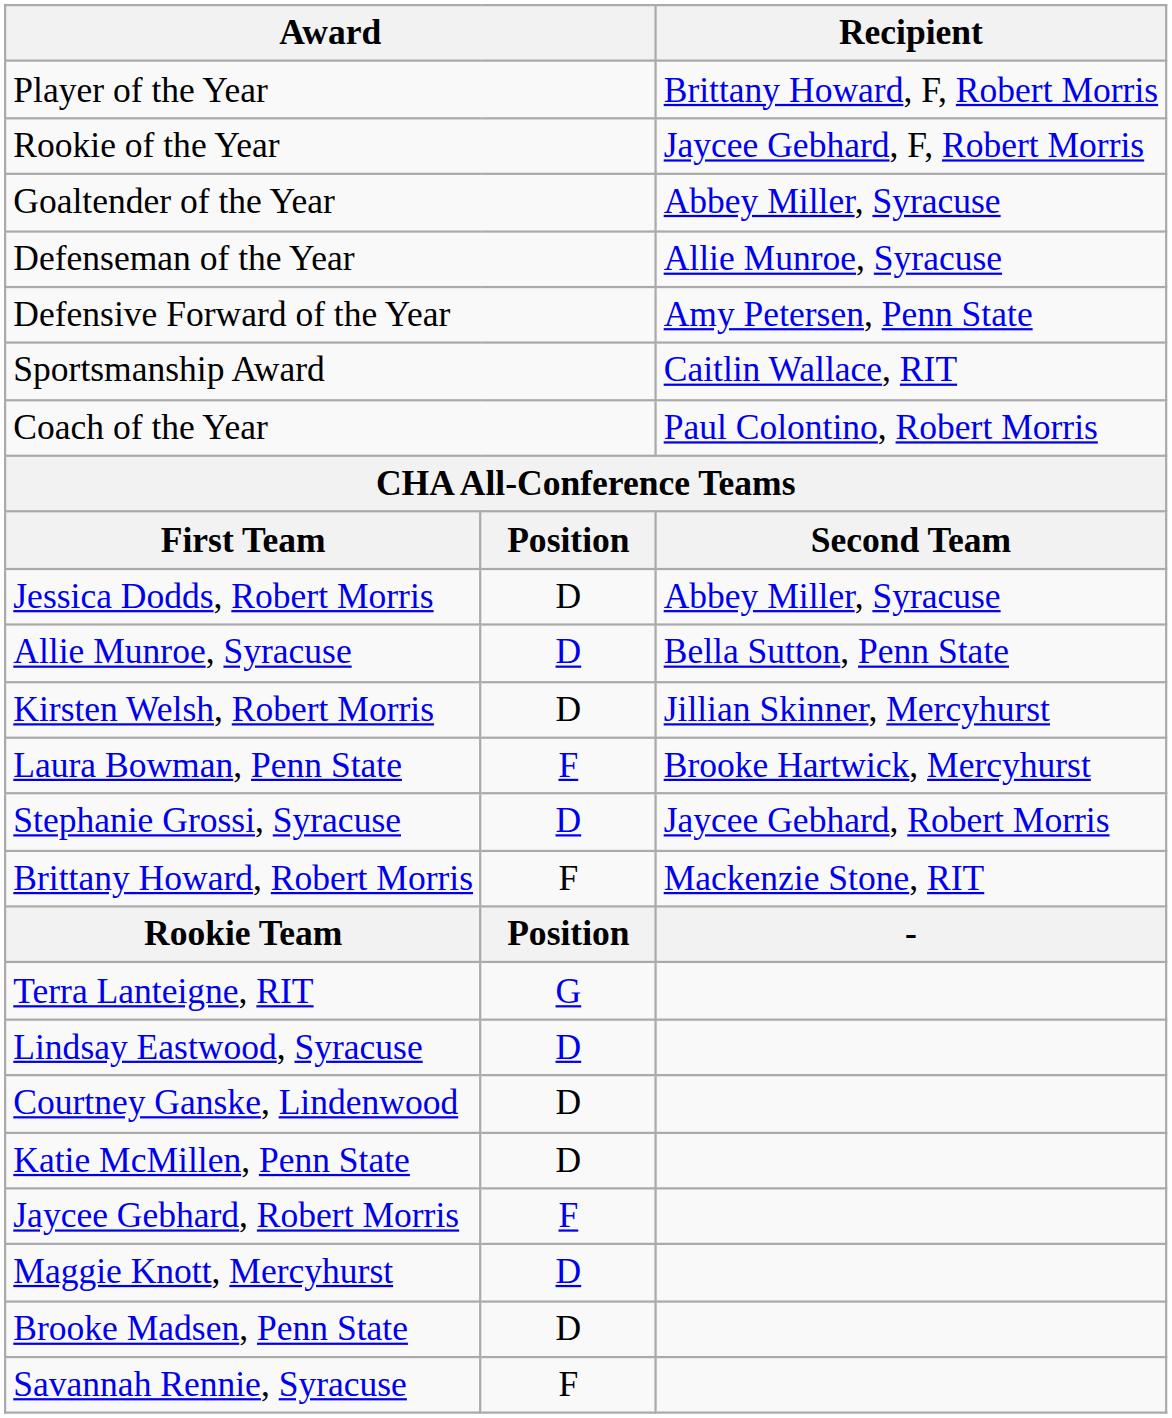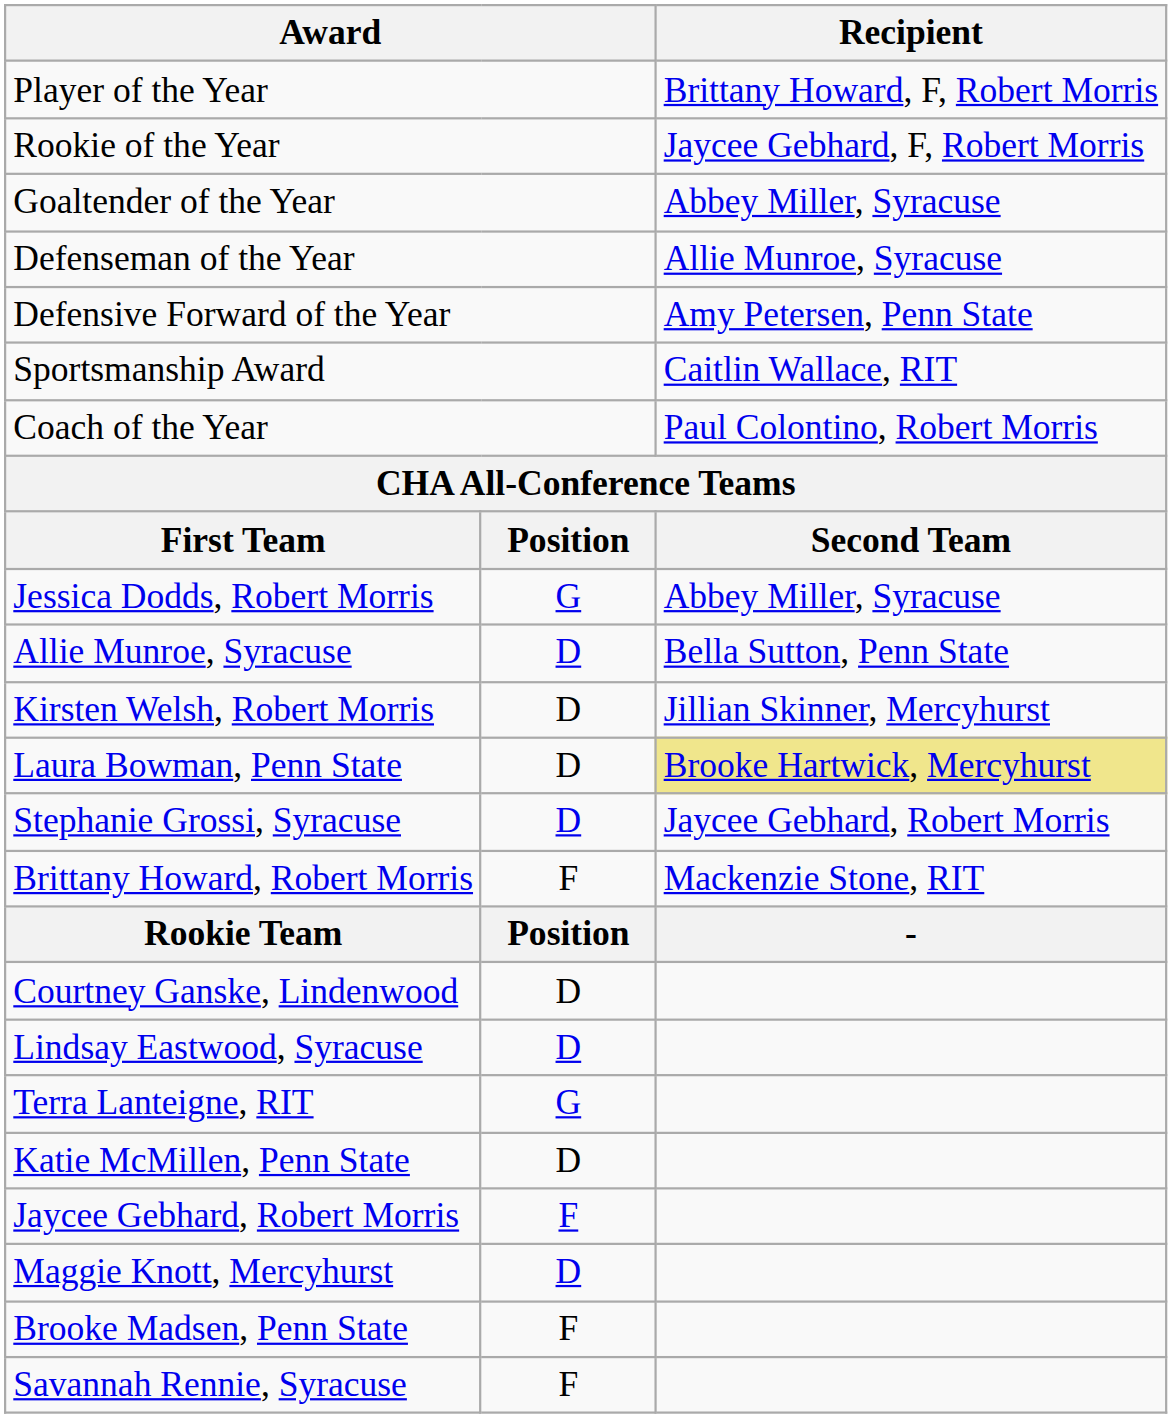(568, 595) D -> (568, 595) G
(568, 764) F -> (568, 764) D
(877, 764) no background -> (877, 764) khaki background
rows swapped: (163, 990) <-> (236, 1102)
(568, 1328) D -> (568, 1328) F
